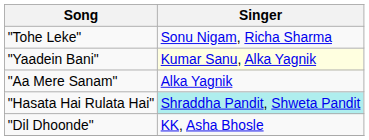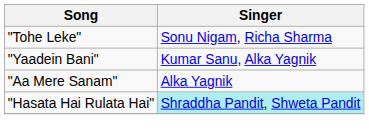(238, 59) lightyellow background -> (238, 59) no background
- row: (51, 125)
